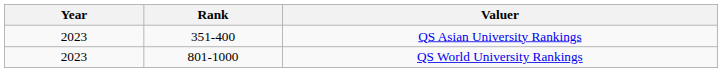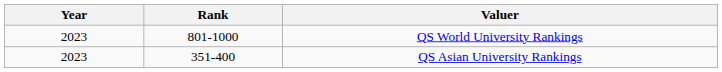rows swapped: (500, 36) <-> (500, 57)
